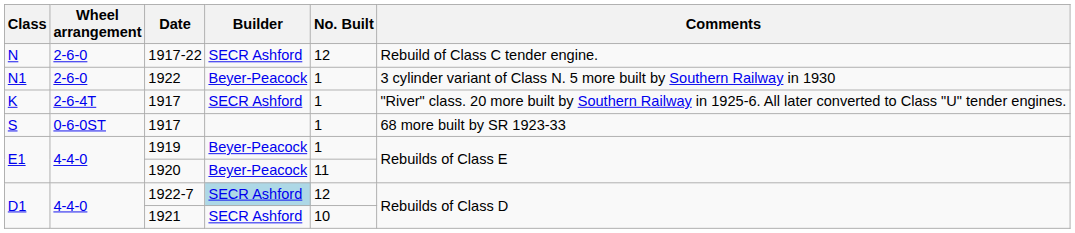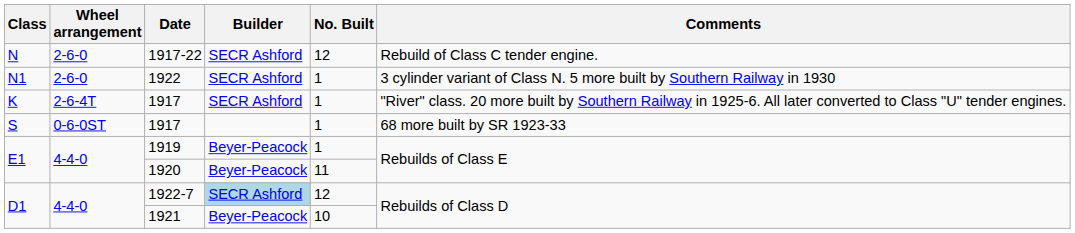(258, 78) Beyer-Peacock -> (255, 78) SECR Ashford
(255, 217) SECR Ashford -> (258, 217) Beyer-Peacock
